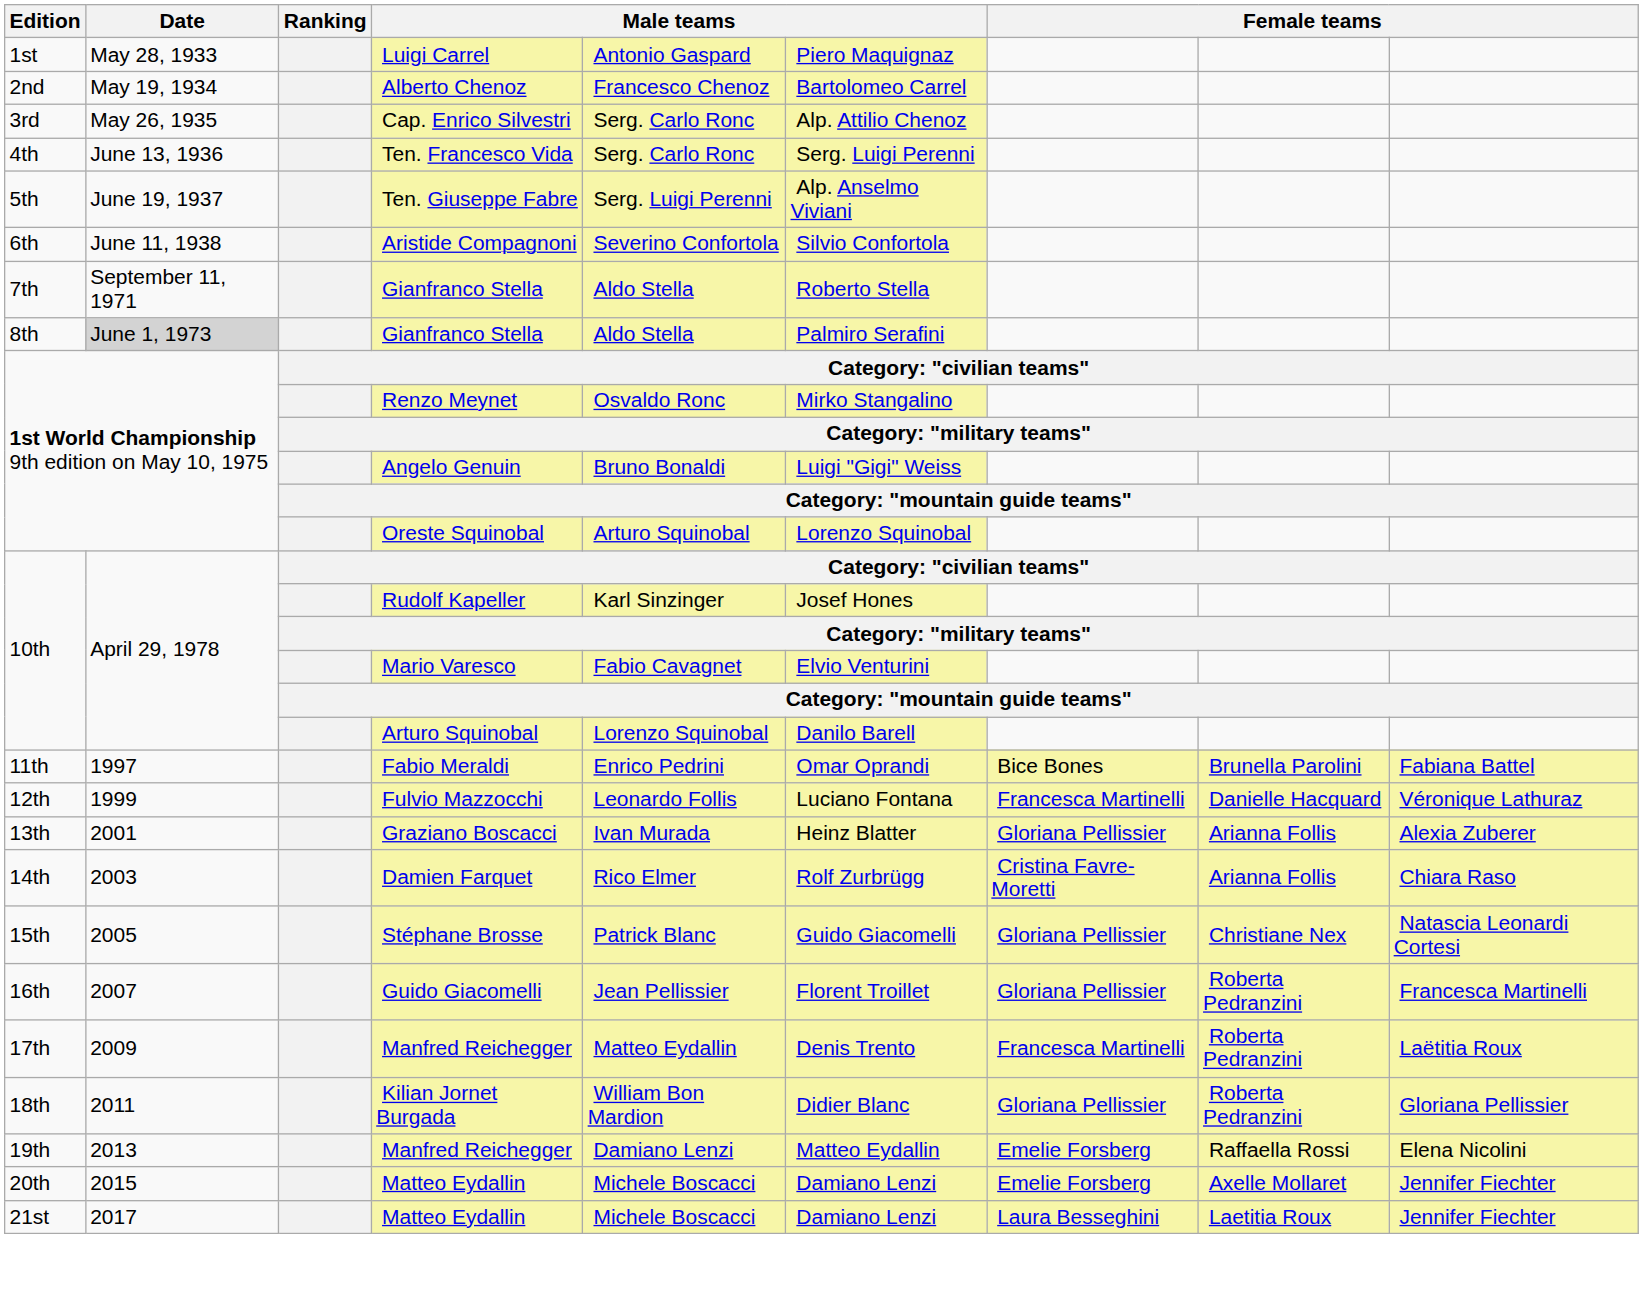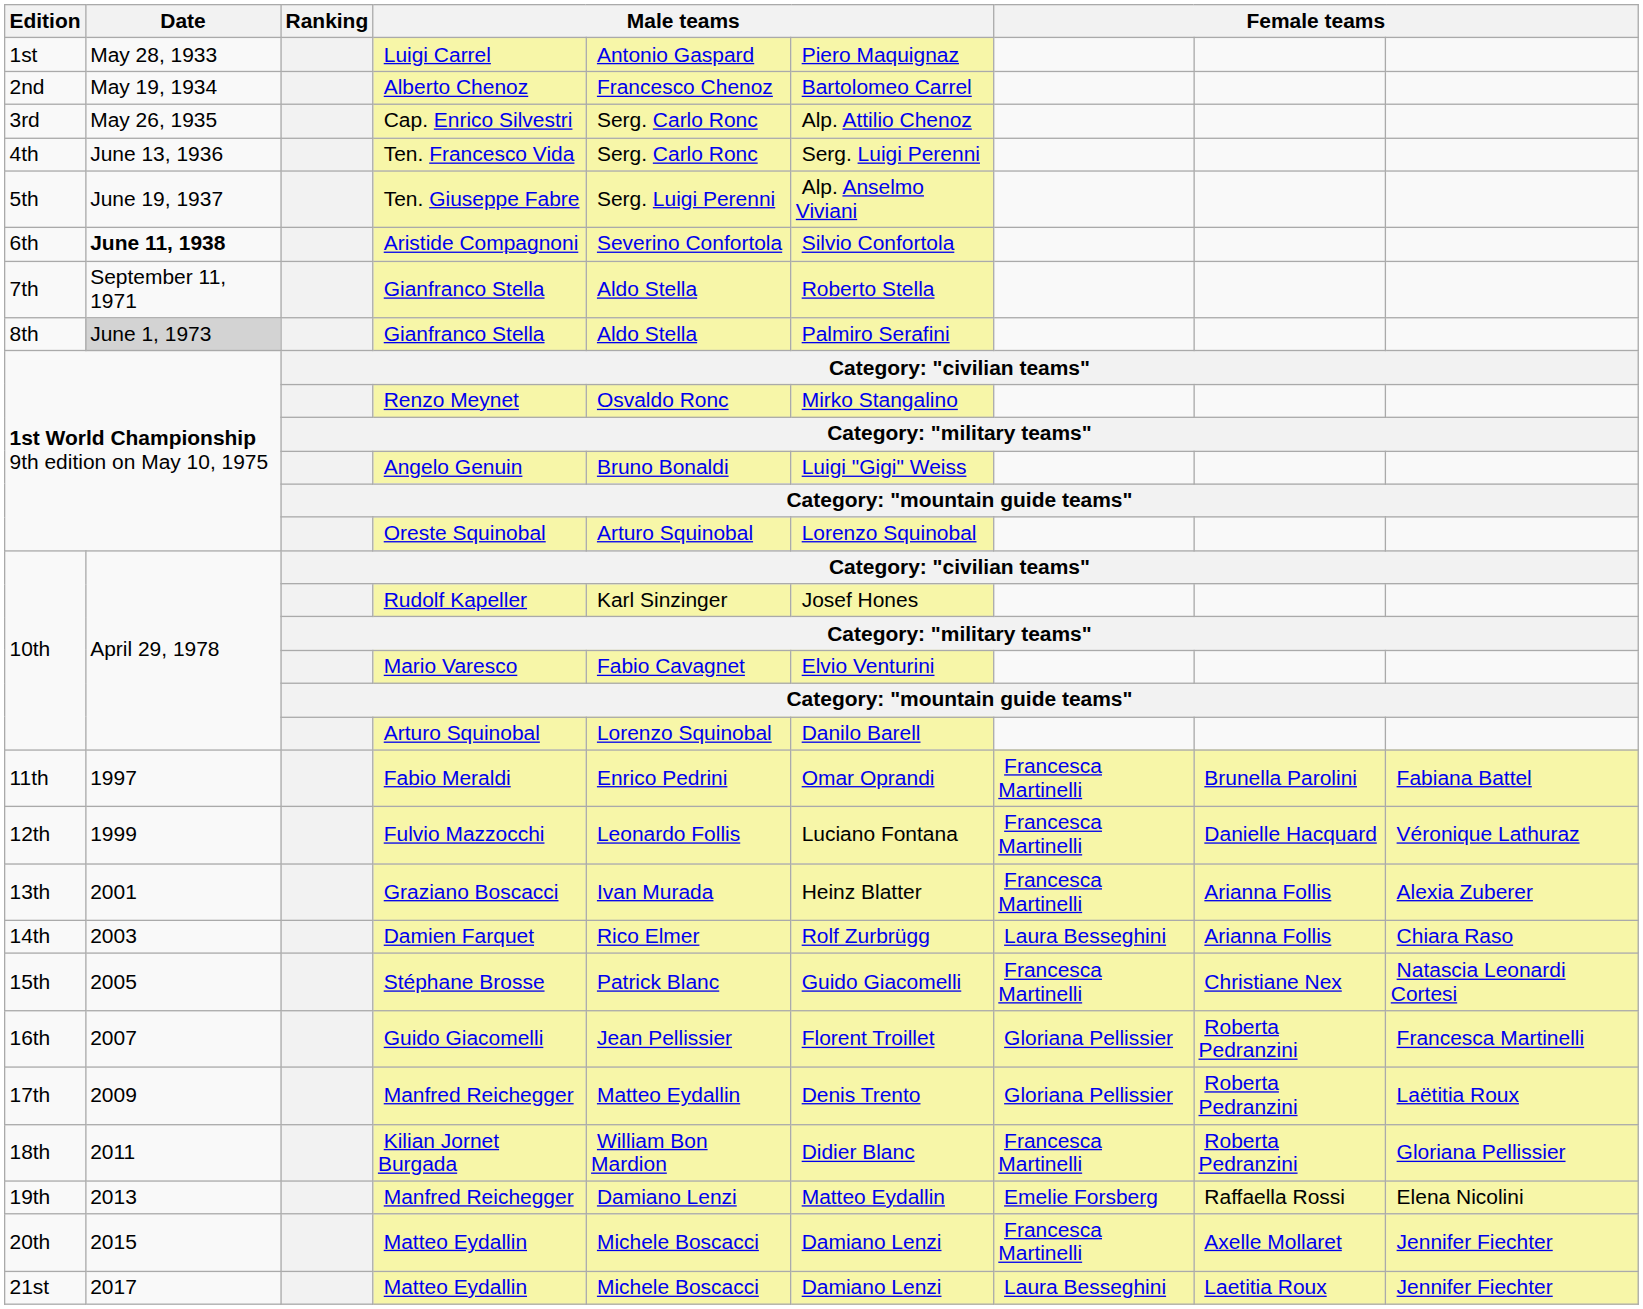(156, 244) normal -> (158, 244) bold
(1047, 766) Bice Bones -> (1050, 778) Francesca Martinelli
(1079, 832) Gloriana Pellissier -> (1050, 891) Francesca Martinelli
(1063, 877) Cristina Favre-Moretti -> (1082, 936) Laura Besseghini
(1079, 934) Gloriana Pellissier -> (1050, 981) Francesca Martinelli
(1088, 1048) Francesca Martinelli -> (1086, 1095) Gloriana Pellissier
(1079, 1105) Gloriana Pellissier -> (1050, 1152) Francesca Martinelli
(1071, 1183) Emelie Forsberg -> (1050, 1242) Francesca Martinelli
